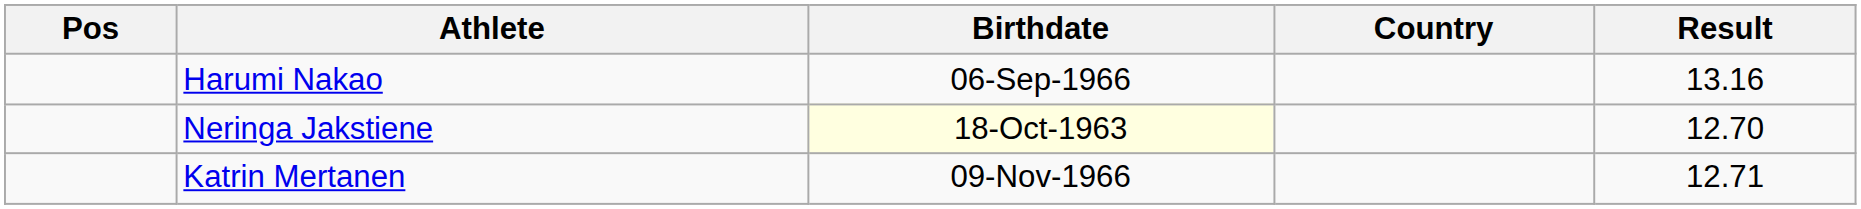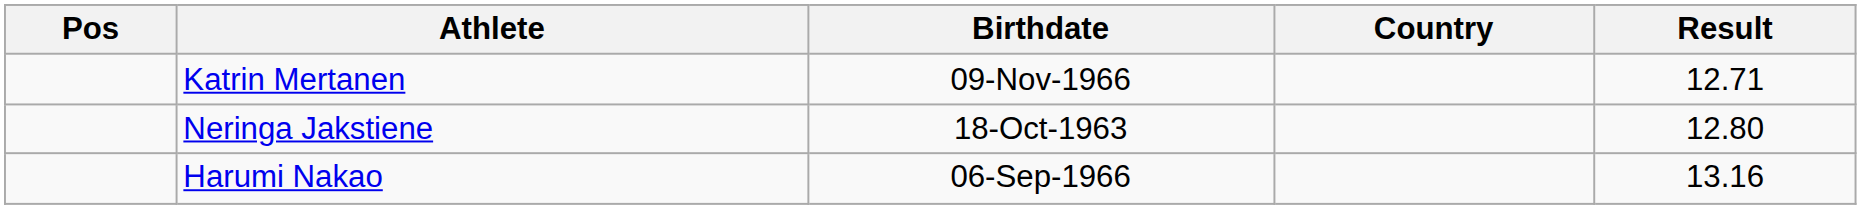rows swapped: (294, 177) <-> (283, 78)
(1041, 128) lightyellow background -> (1041, 128) no background
(1725, 128) 12.70 -> (1725, 128) 12.80
